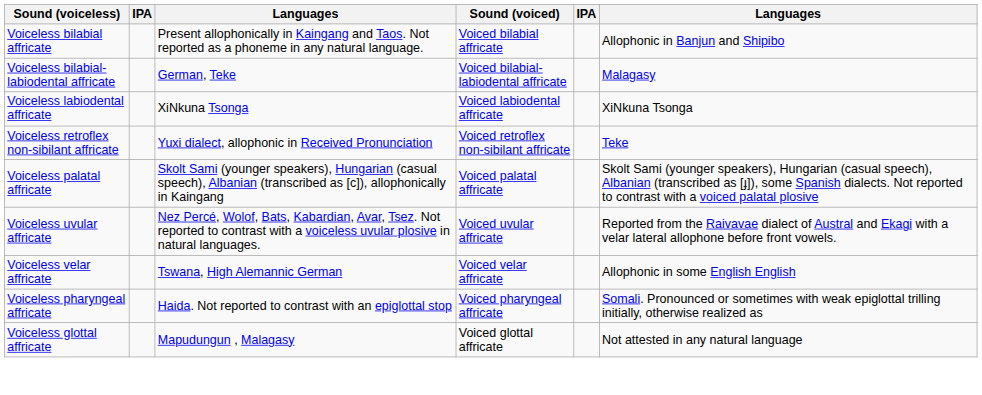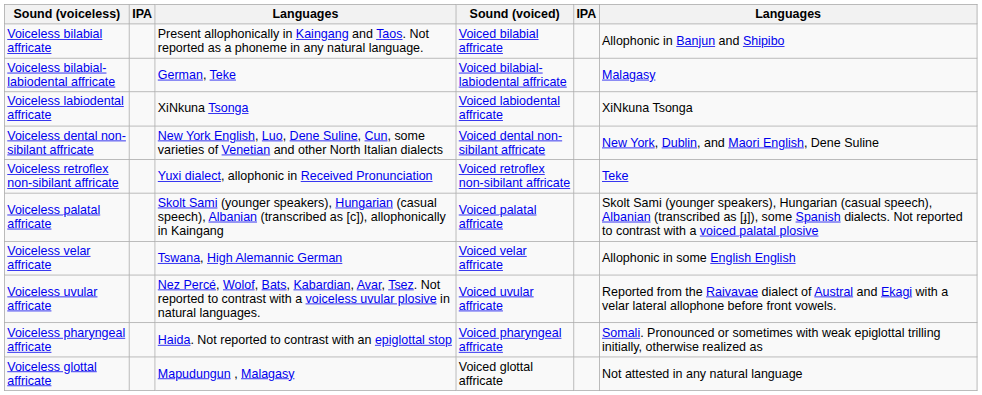+ row: (67, 142)
rows swapped: (49, 272) <-> (52, 231)
